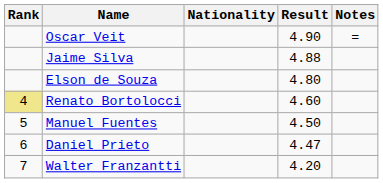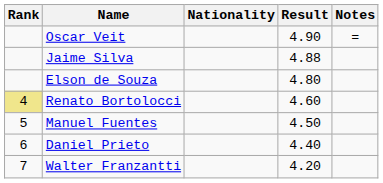(305, 145) 4.47 -> (305, 145) 4.40
